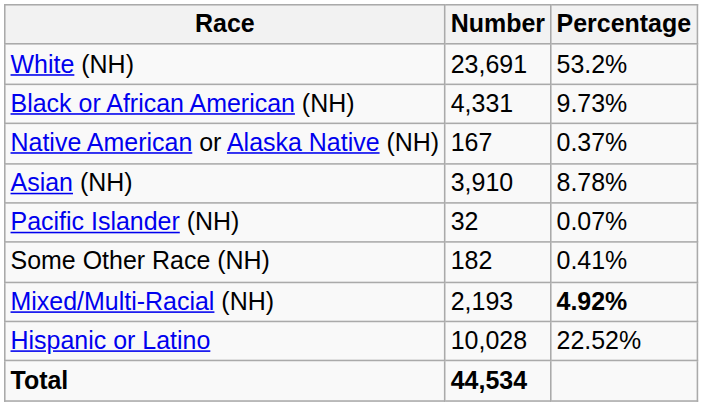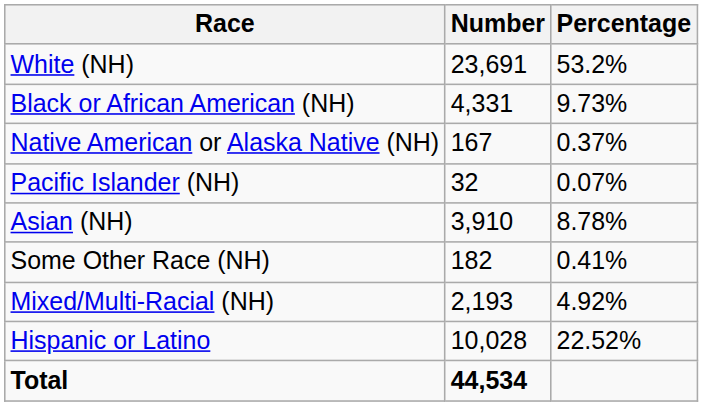rows swapped: (72, 182) <-> (125, 222)
(592, 301) bold -> (592, 301) normal
